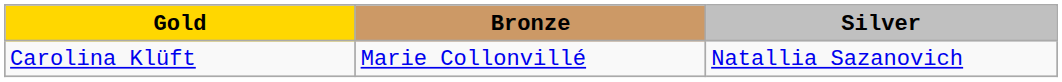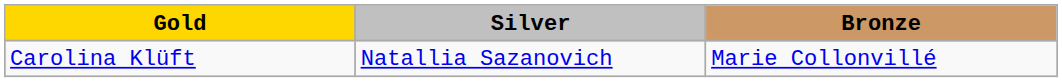columns swapped: (881, 23) <-> (531, 23)
